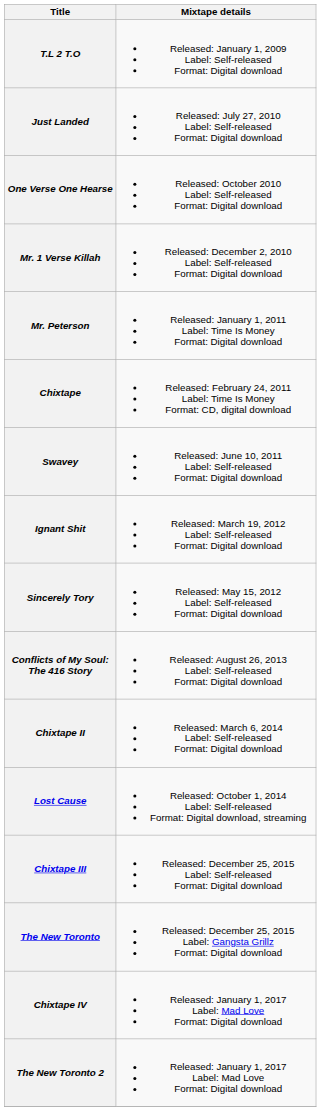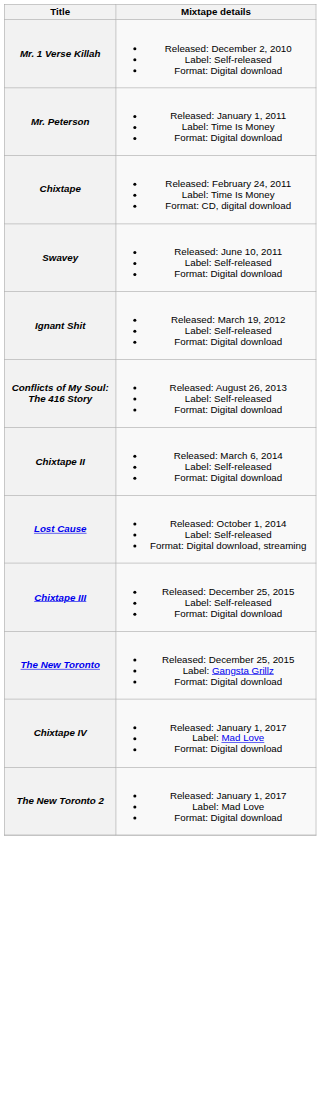- row: (60, 53)
- row: (60, 121)
- row: (60, 189)
- row: (60, 597)
